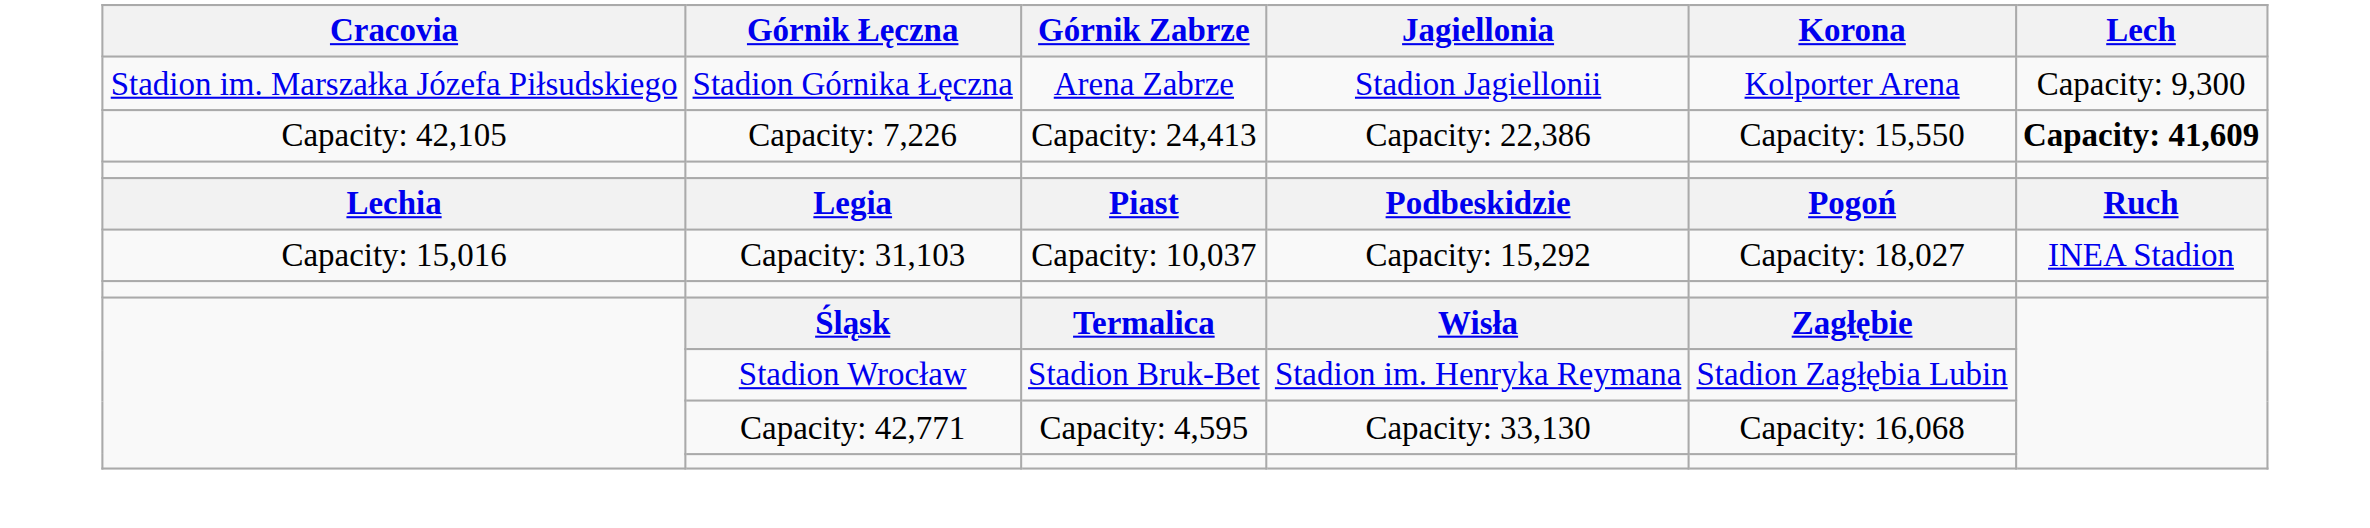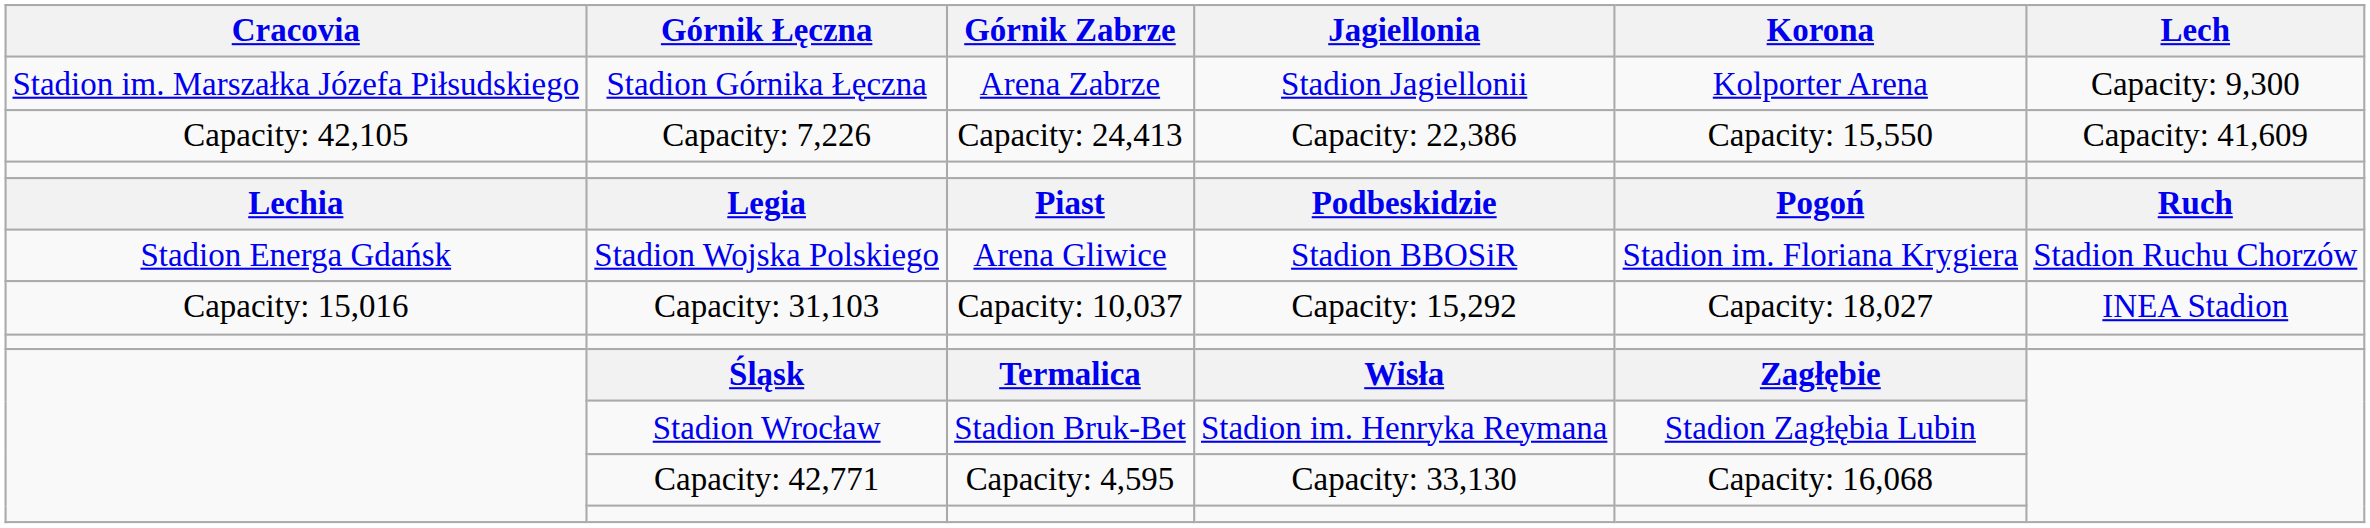(2141, 135) bold -> (2195, 135) normal
+ row: (767, 254)
